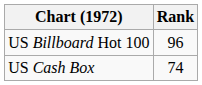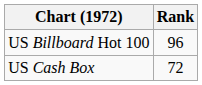(175, 67) 74 -> (175, 67) 72
